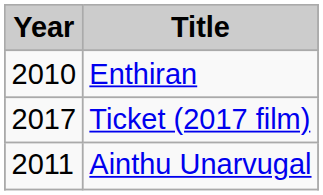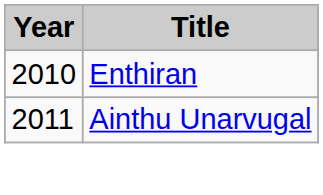- row: (200, 119)
